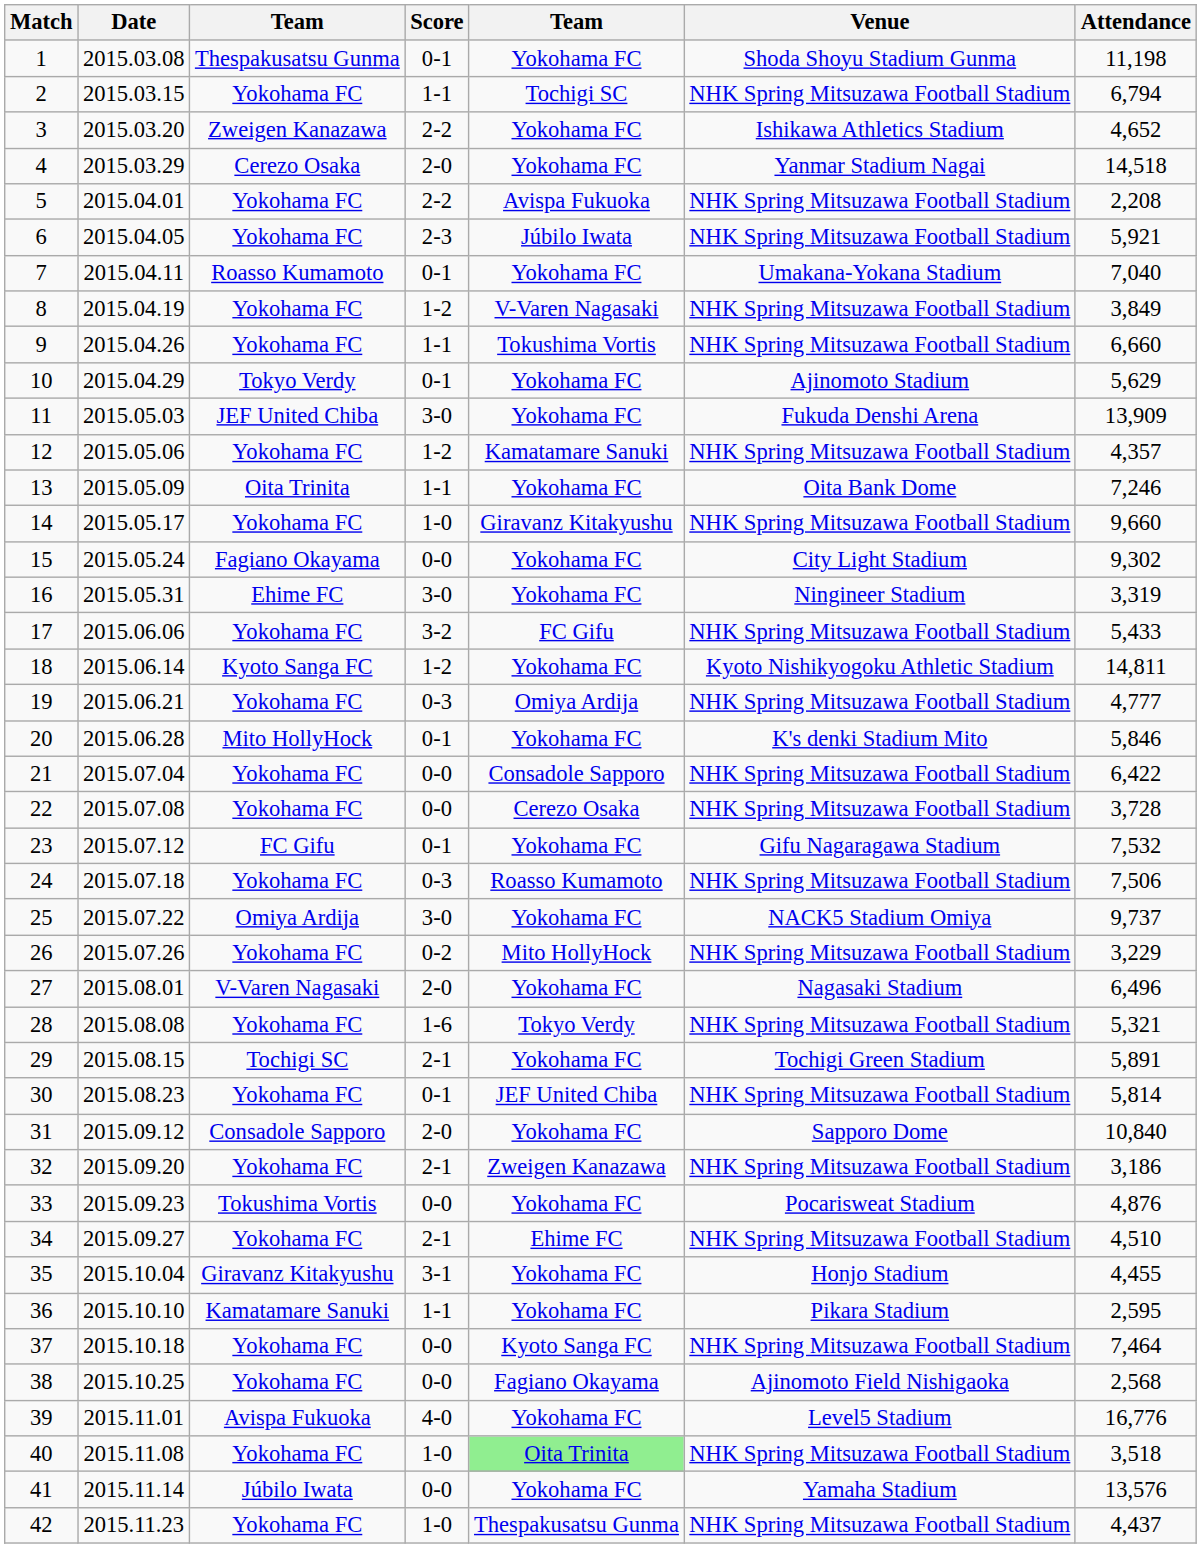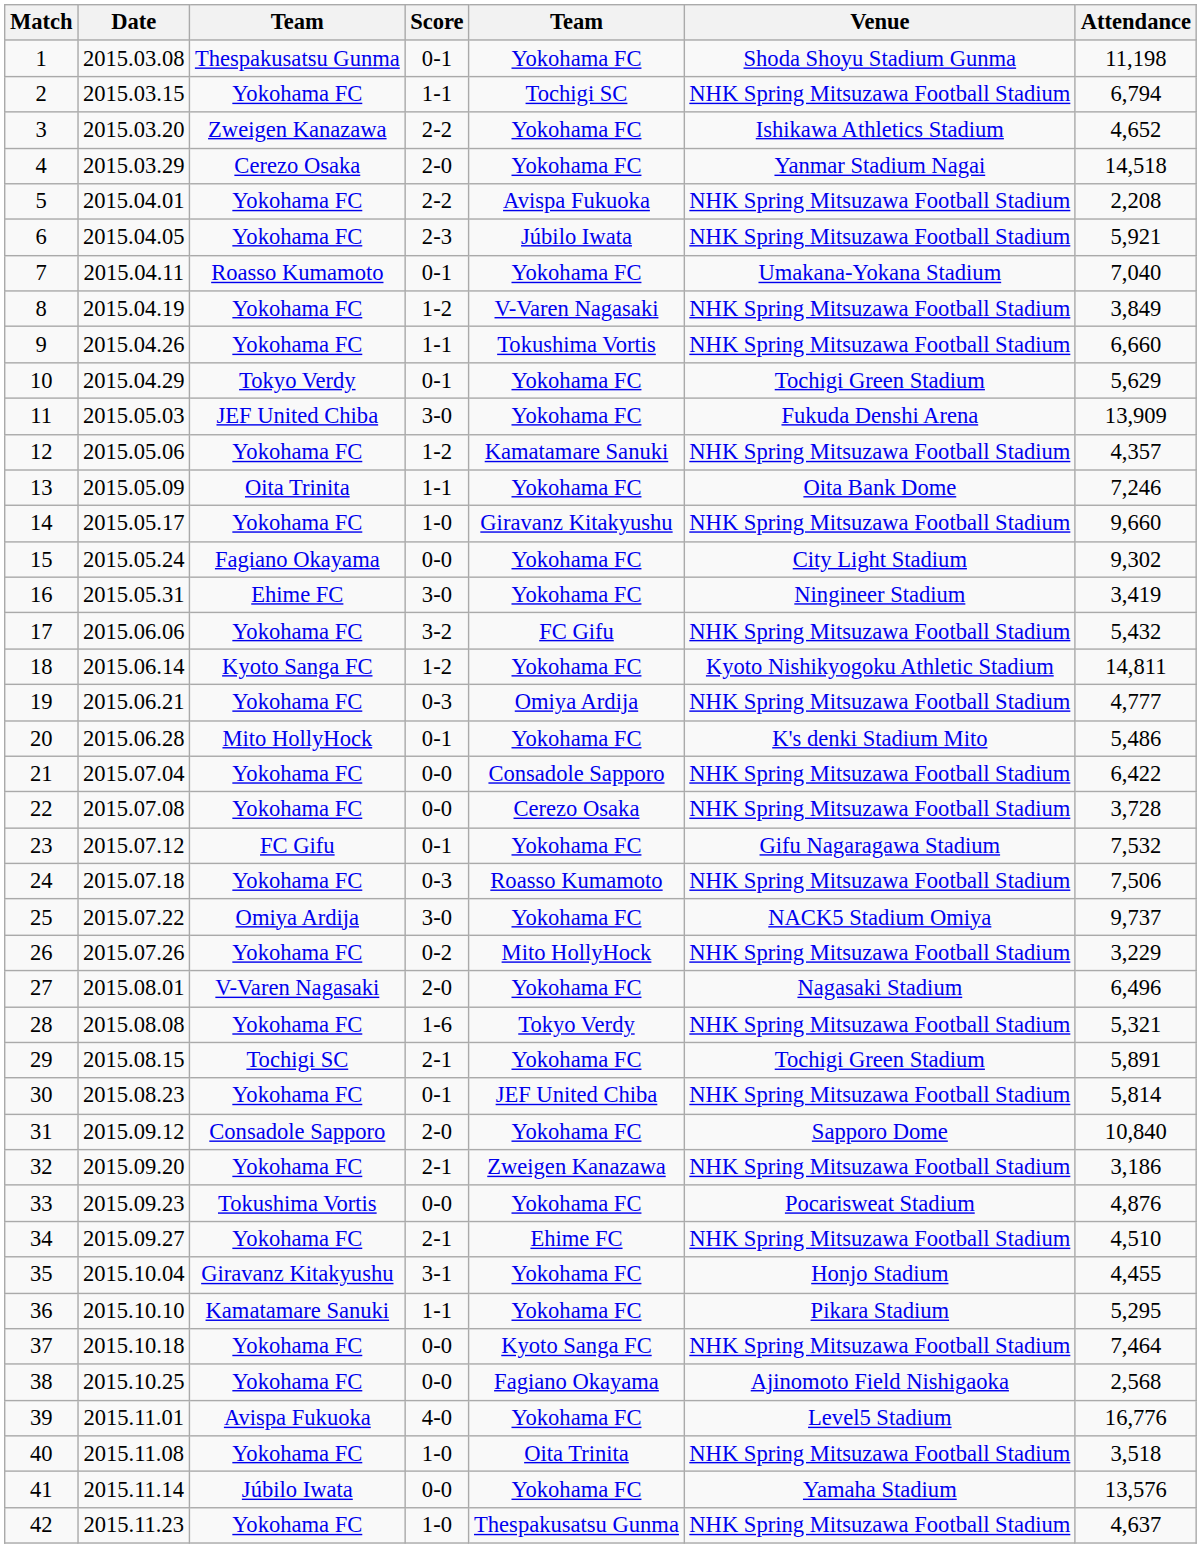(880, 380) Ajinomoto Stadium -> (880, 380) Tochigi Green Stadium
(1136, 594) 3,319 -> (1136, 594) 3,419
(1136, 630) 5,433 -> (1136, 630) 5,432
(1136, 737) 5,846 -> (1136, 737) 5,486
(1136, 1310) 2,595 -> (1136, 1310) 5,295
(576, 1453) lightgreen background -> (576, 1453) no background
(1136, 1525) 4,437 -> (1136, 1525) 4,637
